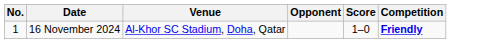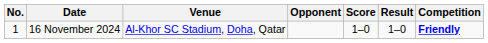+ column: (397, 13)
